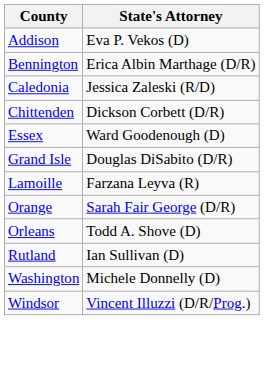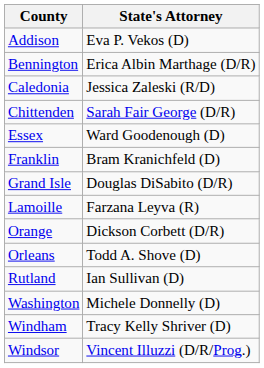(155, 111) Dickson Corbett (D/R) -> (161, 111) Sarah Fair George (D/R)
+ row: (33, 159)
(161, 207) Sarah Fair George (D/R) -> (155, 231) Dickson Corbett (D/R)
+ row: (37, 326)
